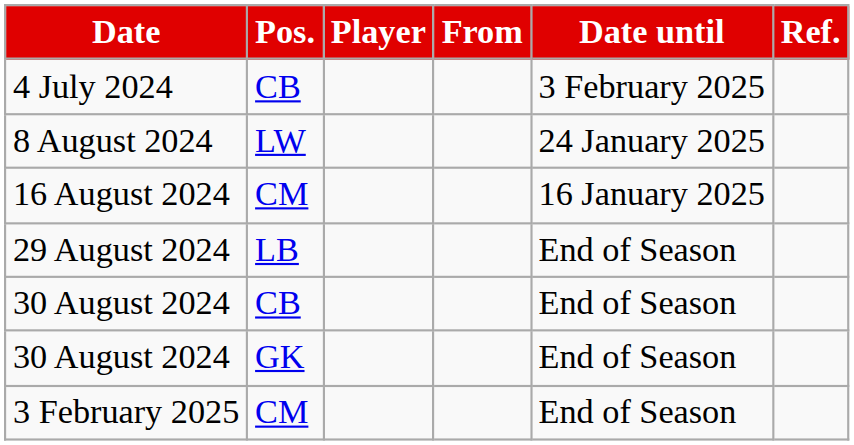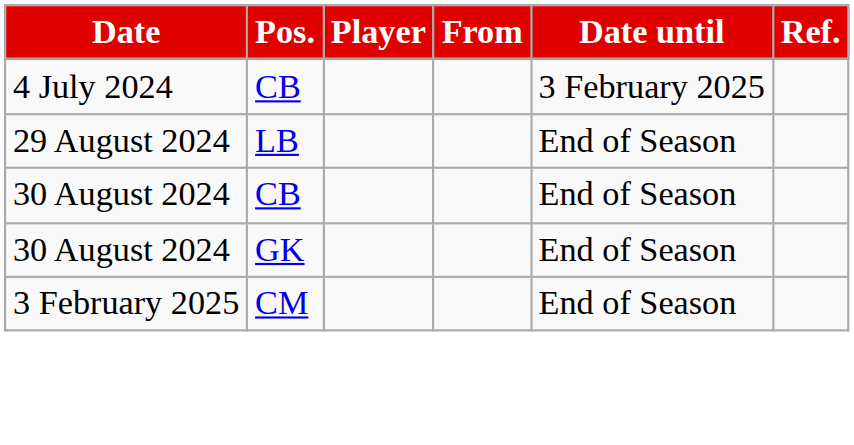- row: (113, 140)
- row: (121, 194)
